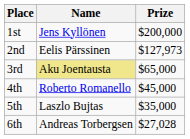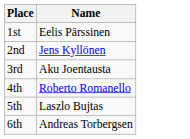- column: (160, 13)
(72, 32) Jens Kyllönen -> (75, 32) Eelis Pärssinen
(75, 50) Eelis Pärssinen -> (72, 50) Jens Kyllönen
(75, 69) khaki background -> (75, 69) no background
